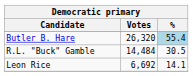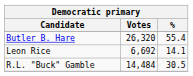(176, 38) lightblue background -> (176, 38) no background
rows swapped: (50, 52) <-> (28, 65)
